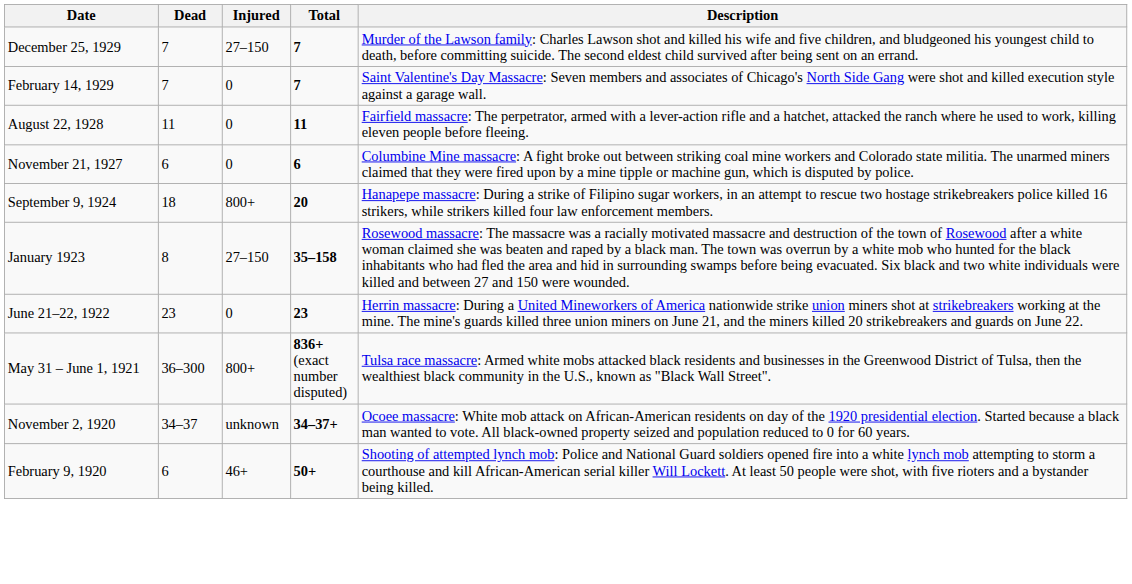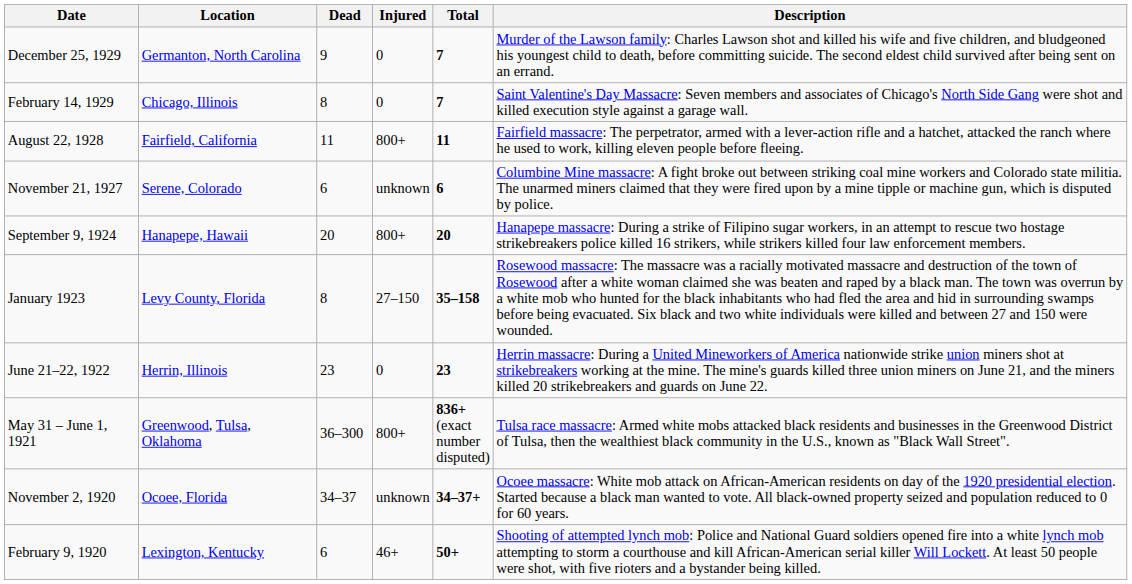+ column: (228, 15)
(165, 46) 7 -> (324, 54) 9
(247, 46) 27–150 -> (380, 54) 0
(165, 85) 7 -> (324, 102) 8
(229, 124) 0 -> (391, 141) 800+
(229, 163) 0 -> (403, 188) unknown
(169, 203) 18 -> (327, 235) 20
